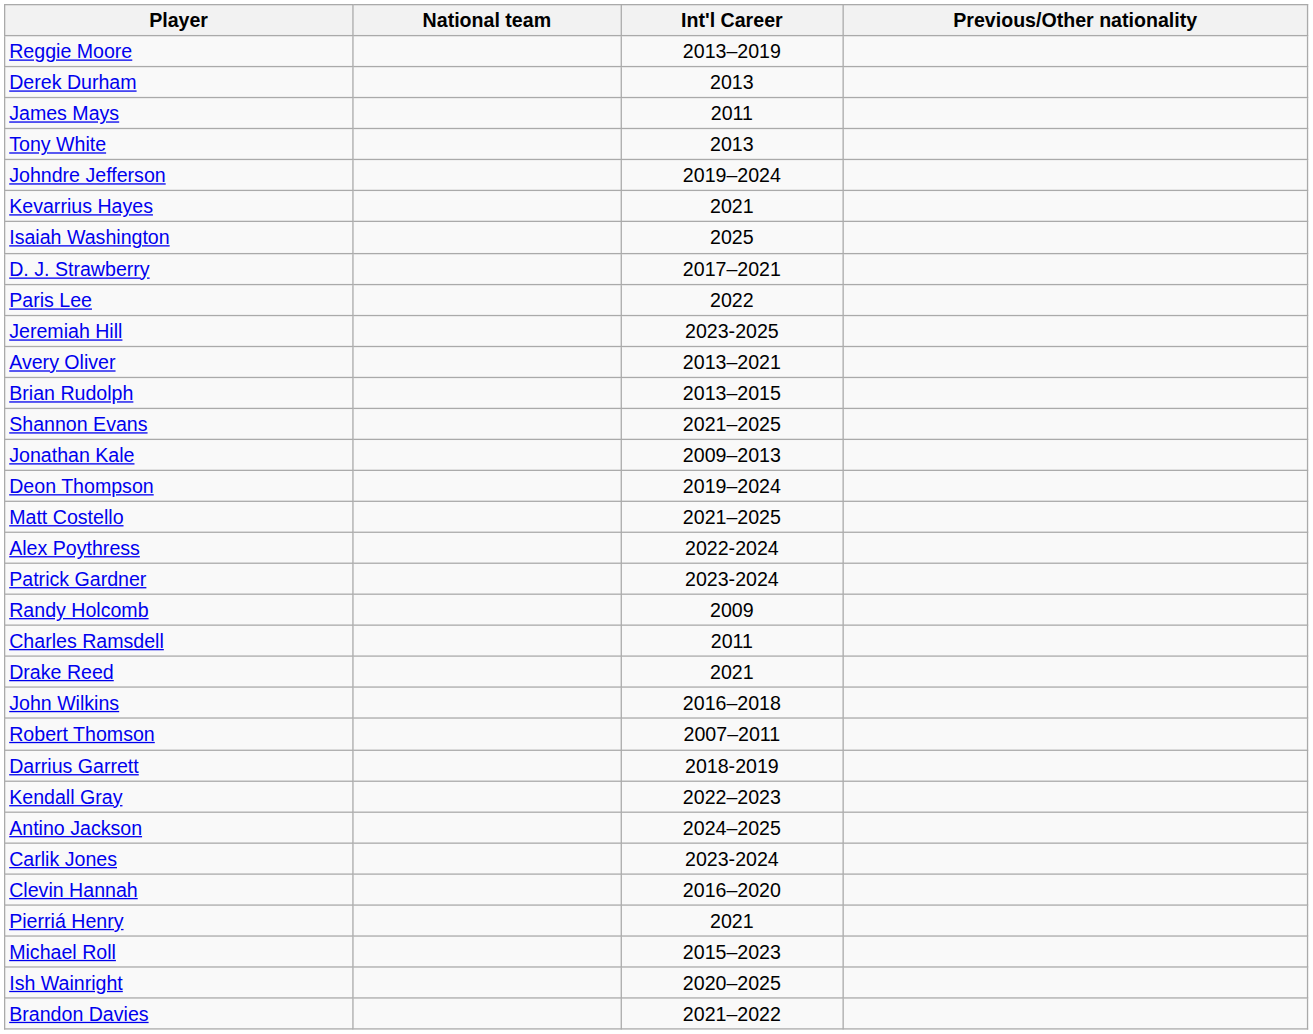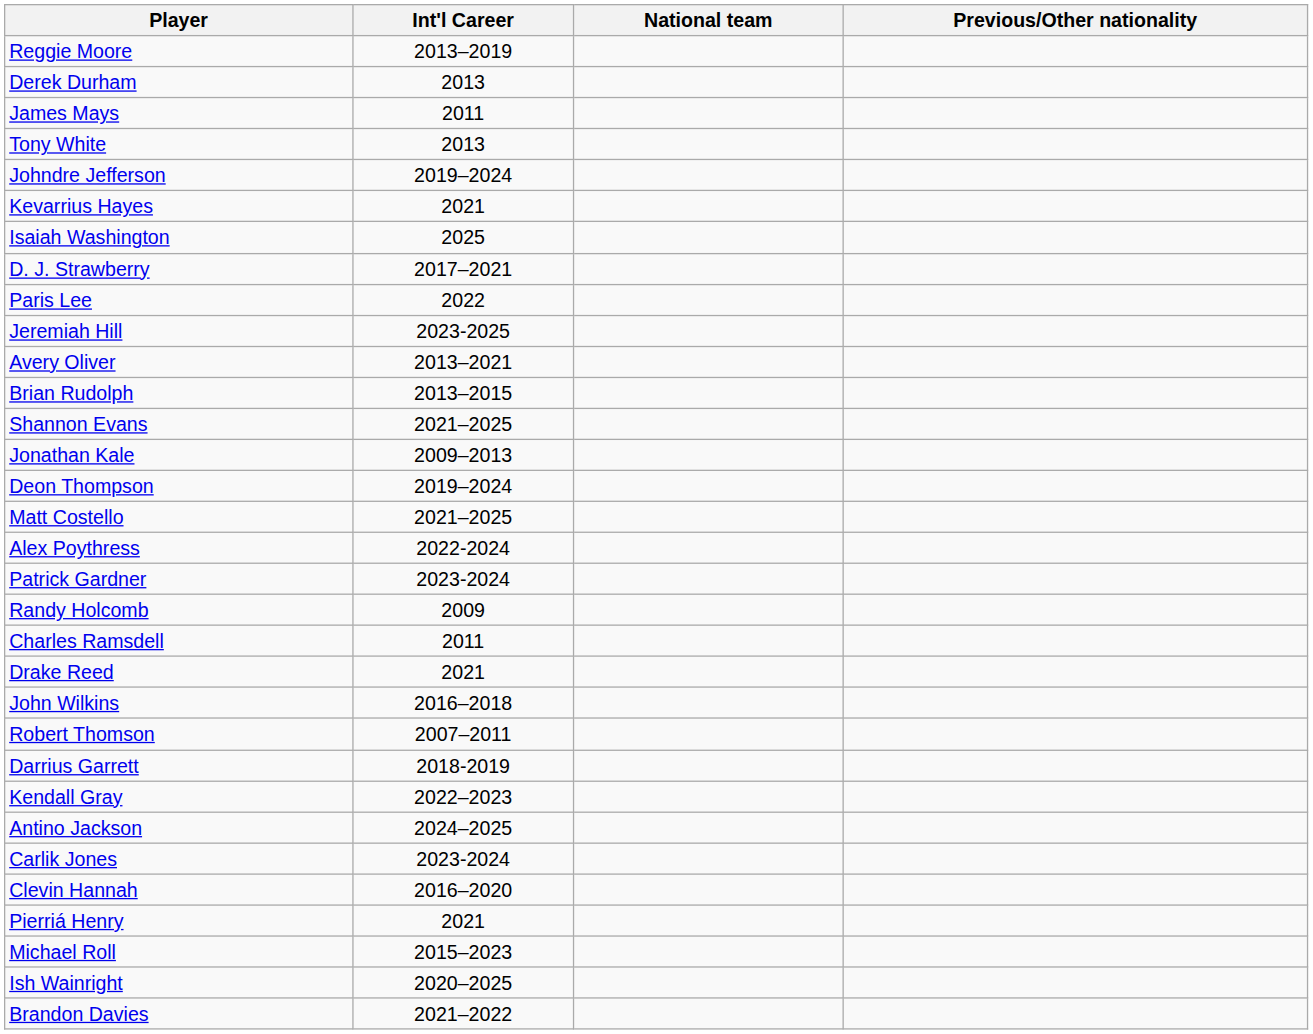columns swapped: (732, 20) <-> (487, 20)
